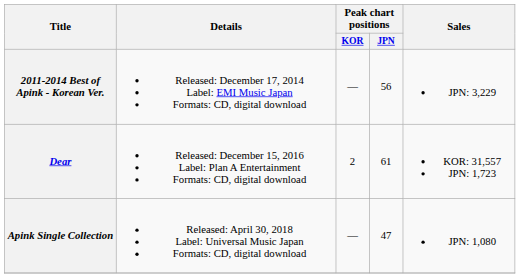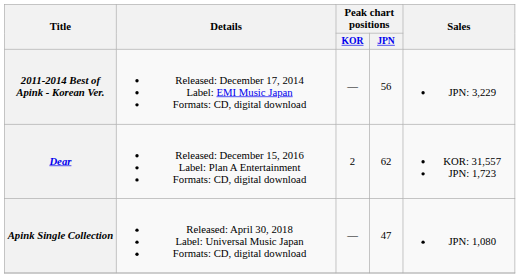(386, 161) 61 -> (386, 161) 62
